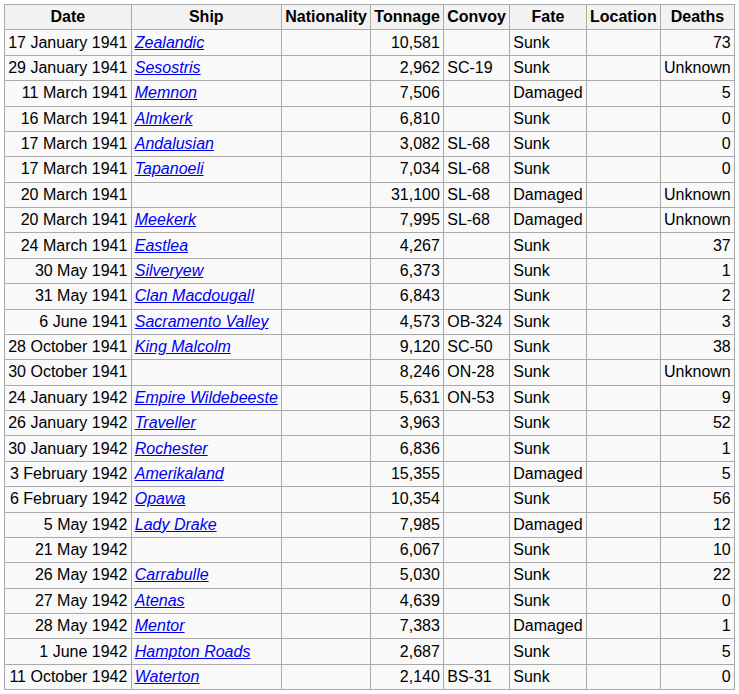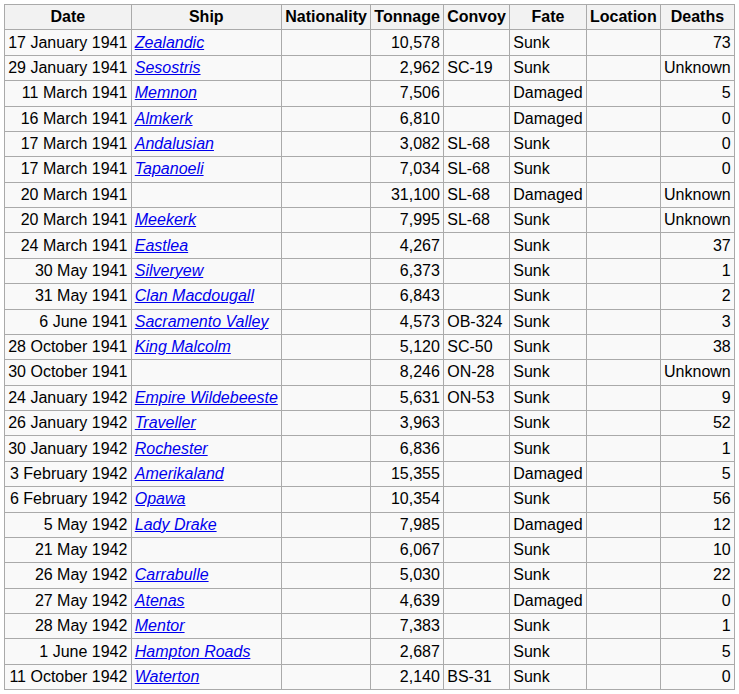(415, 42) 10,581 -> (415, 42) 10,578
(531, 118) Sunk -> (548, 118) Damaged
(548, 220) Damaged -> (531, 220) Sunk
(420, 347) 9,120 -> (420, 347) 5,120
(531, 600) Sunk -> (548, 600) Damaged
(548, 626) Damaged -> (531, 626) Sunk
